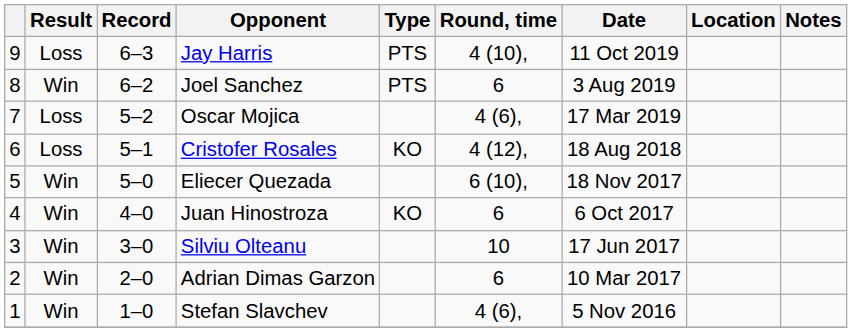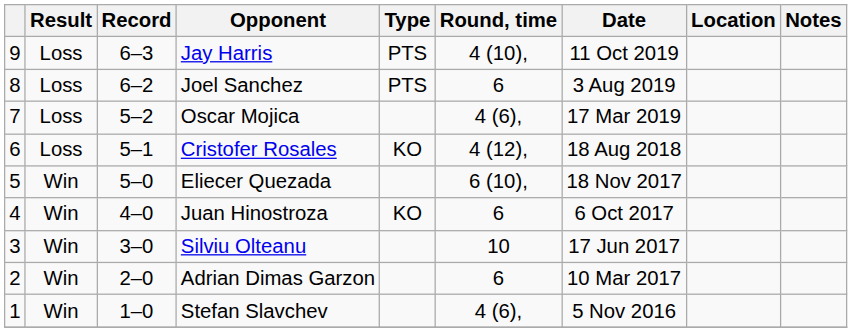(61, 85) Win -> (61, 85) Loss
